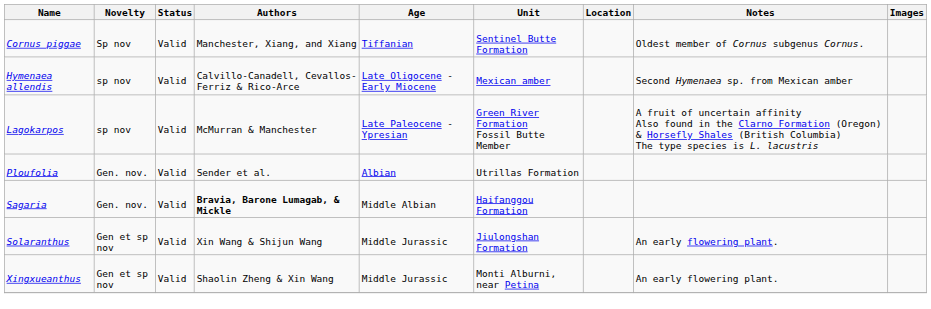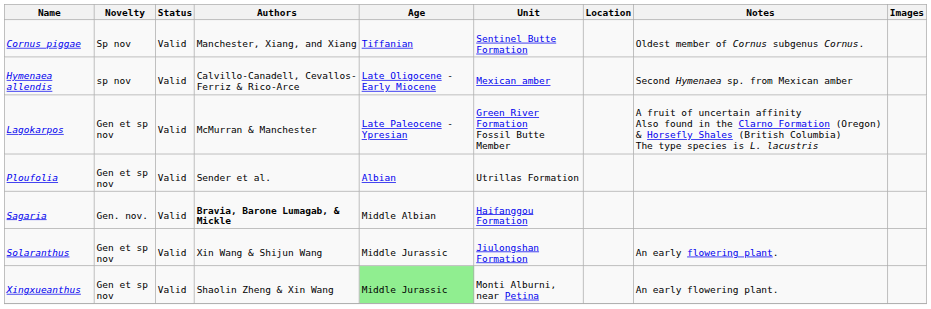(114, 130) sp nov -> (122, 130) Gen et sp nov
(122, 173) Gen. nov. -> (122, 178) Gen et sp nov
(405, 279) no background -> (405, 290) lightgreen background
